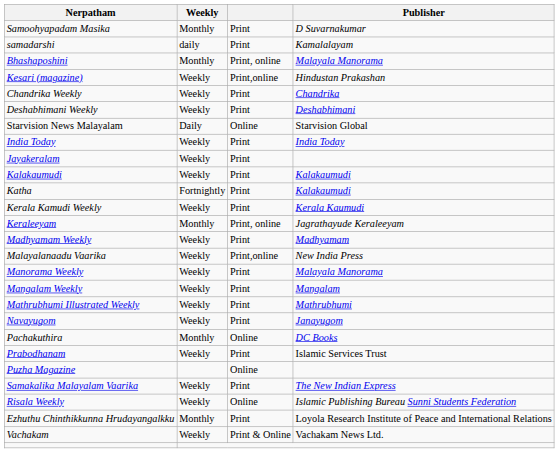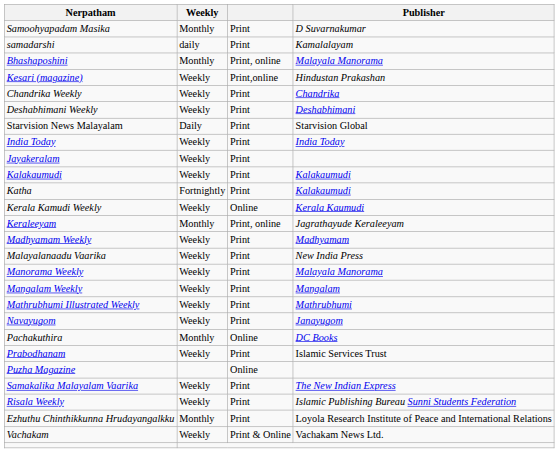(244, 126) Online -> (240, 126) Print
(240, 207) Print -> (244, 207) Online
(254, 256) Print,online -> (240, 256) Print
(244, 402) Online -> (240, 402) Print
